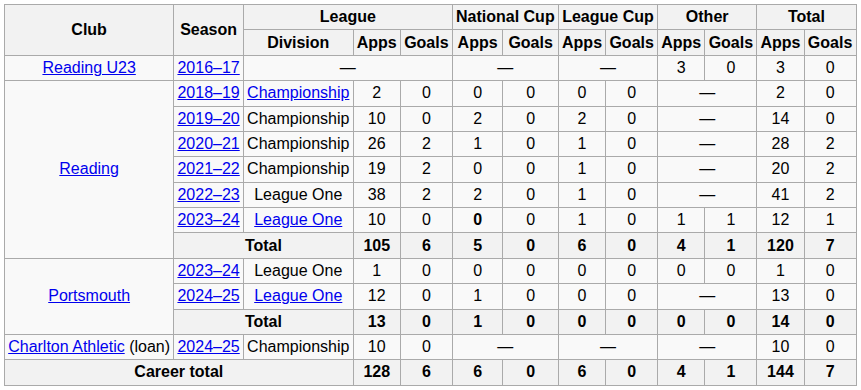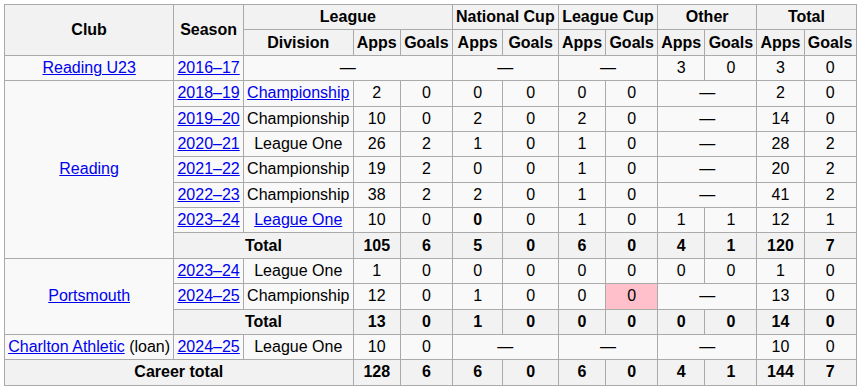(298, 144) Championship -> (298, 144) League One
(298, 194) League One -> (298, 194) Championship
(298, 296) League One -> (298, 296) Championship
(632, 296) no background -> (632, 296) pink background
(298, 347) Championship -> (298, 347) League One
